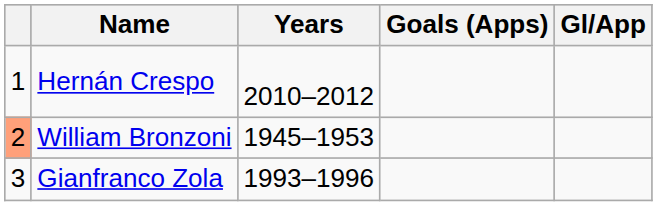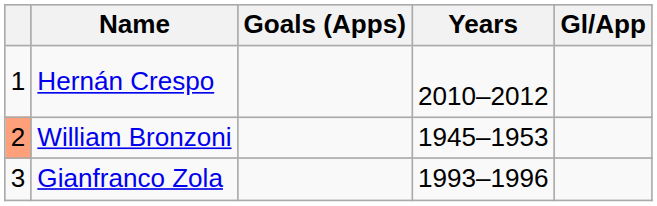columns swapped: (309, 25) <-> (467, 25)
